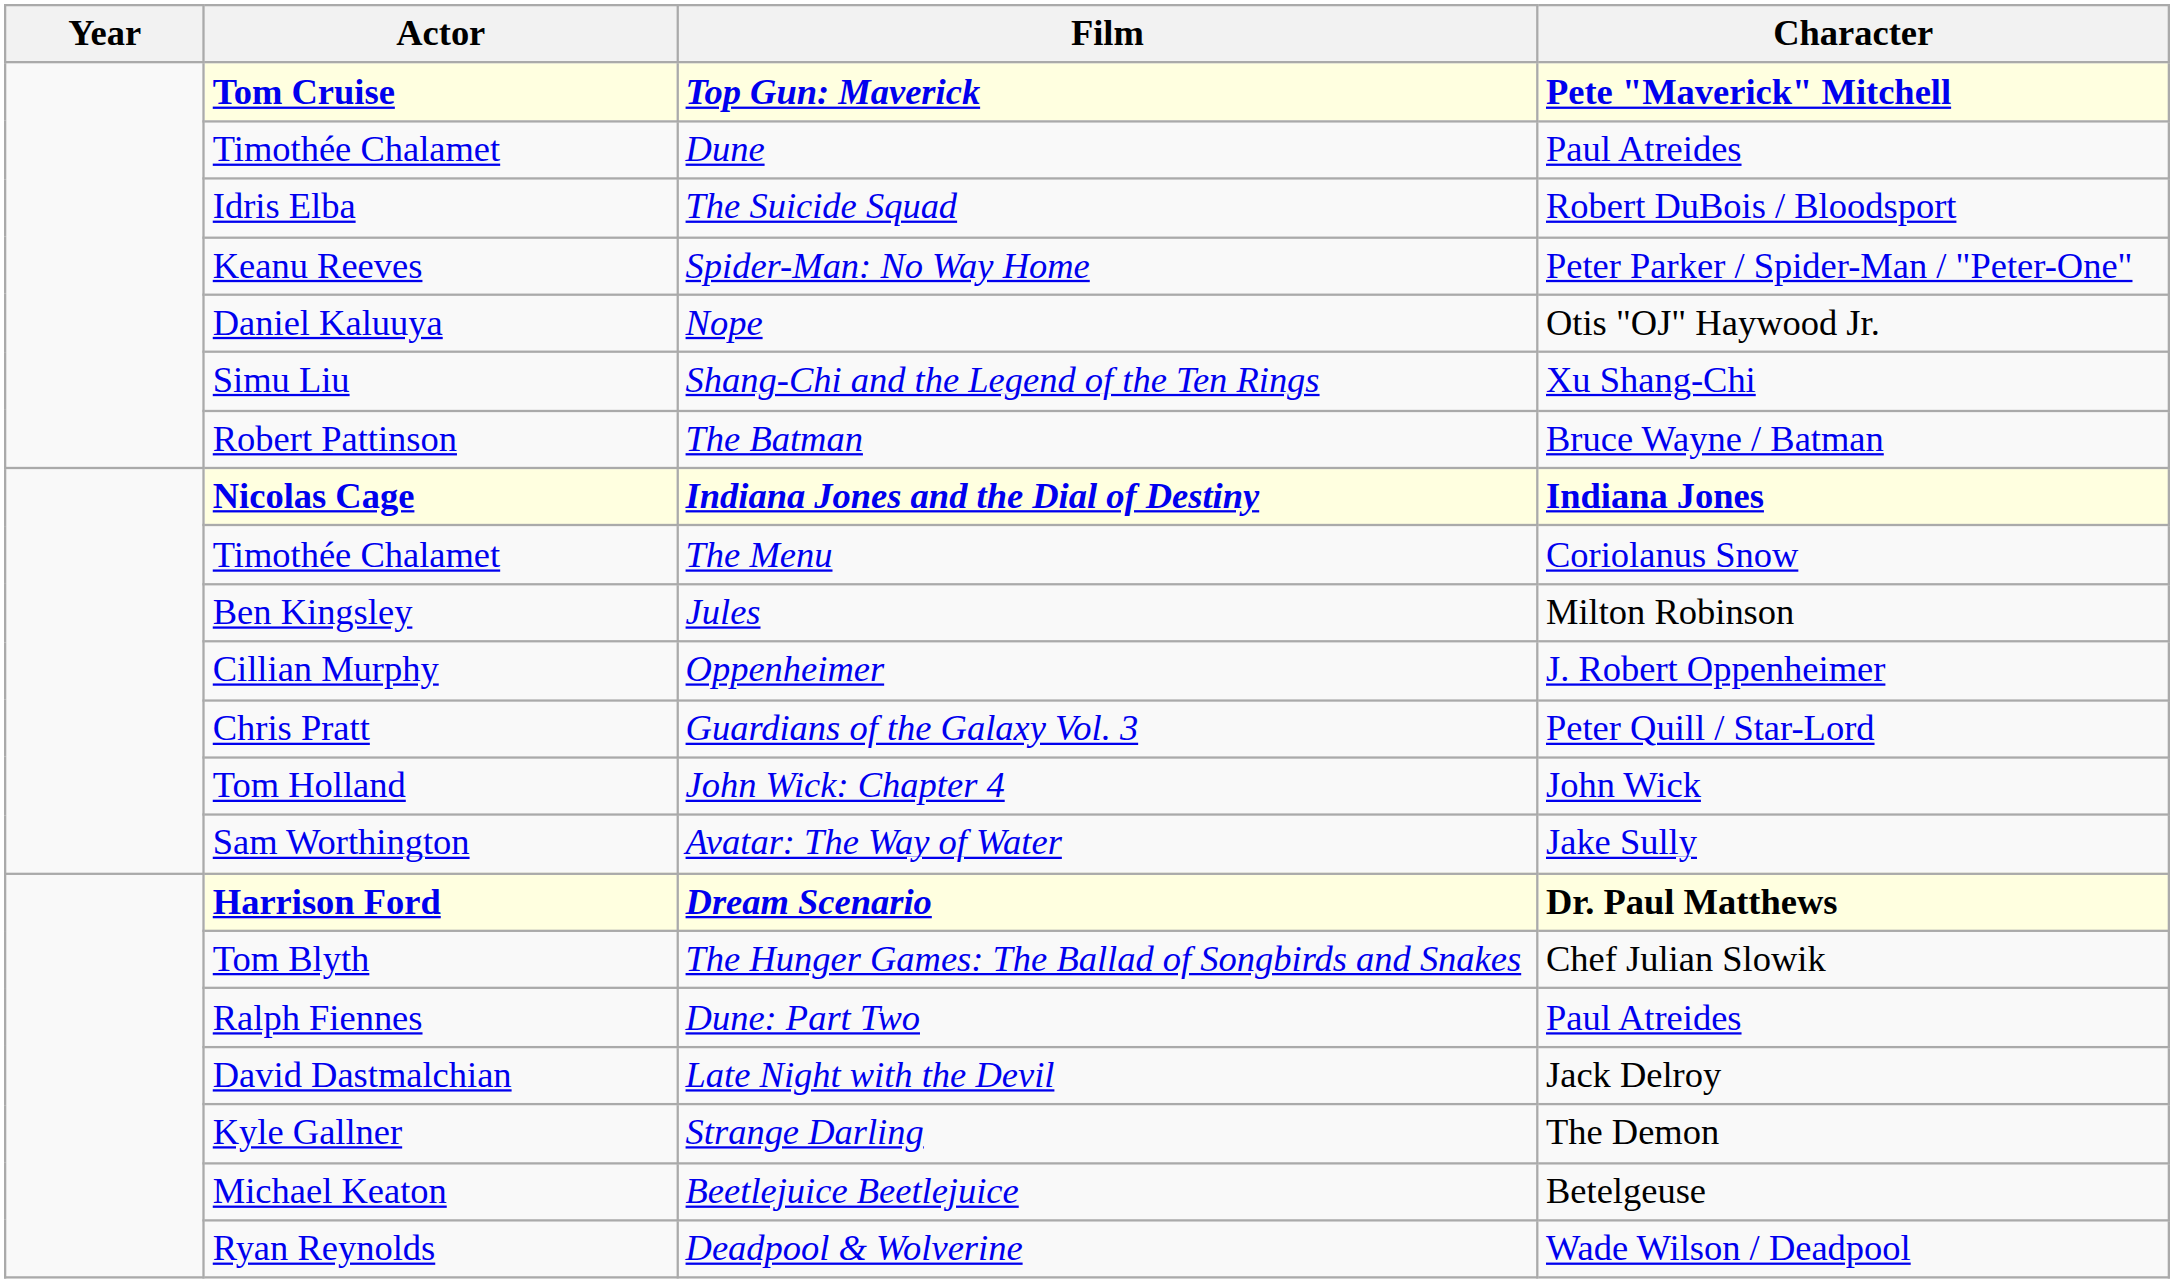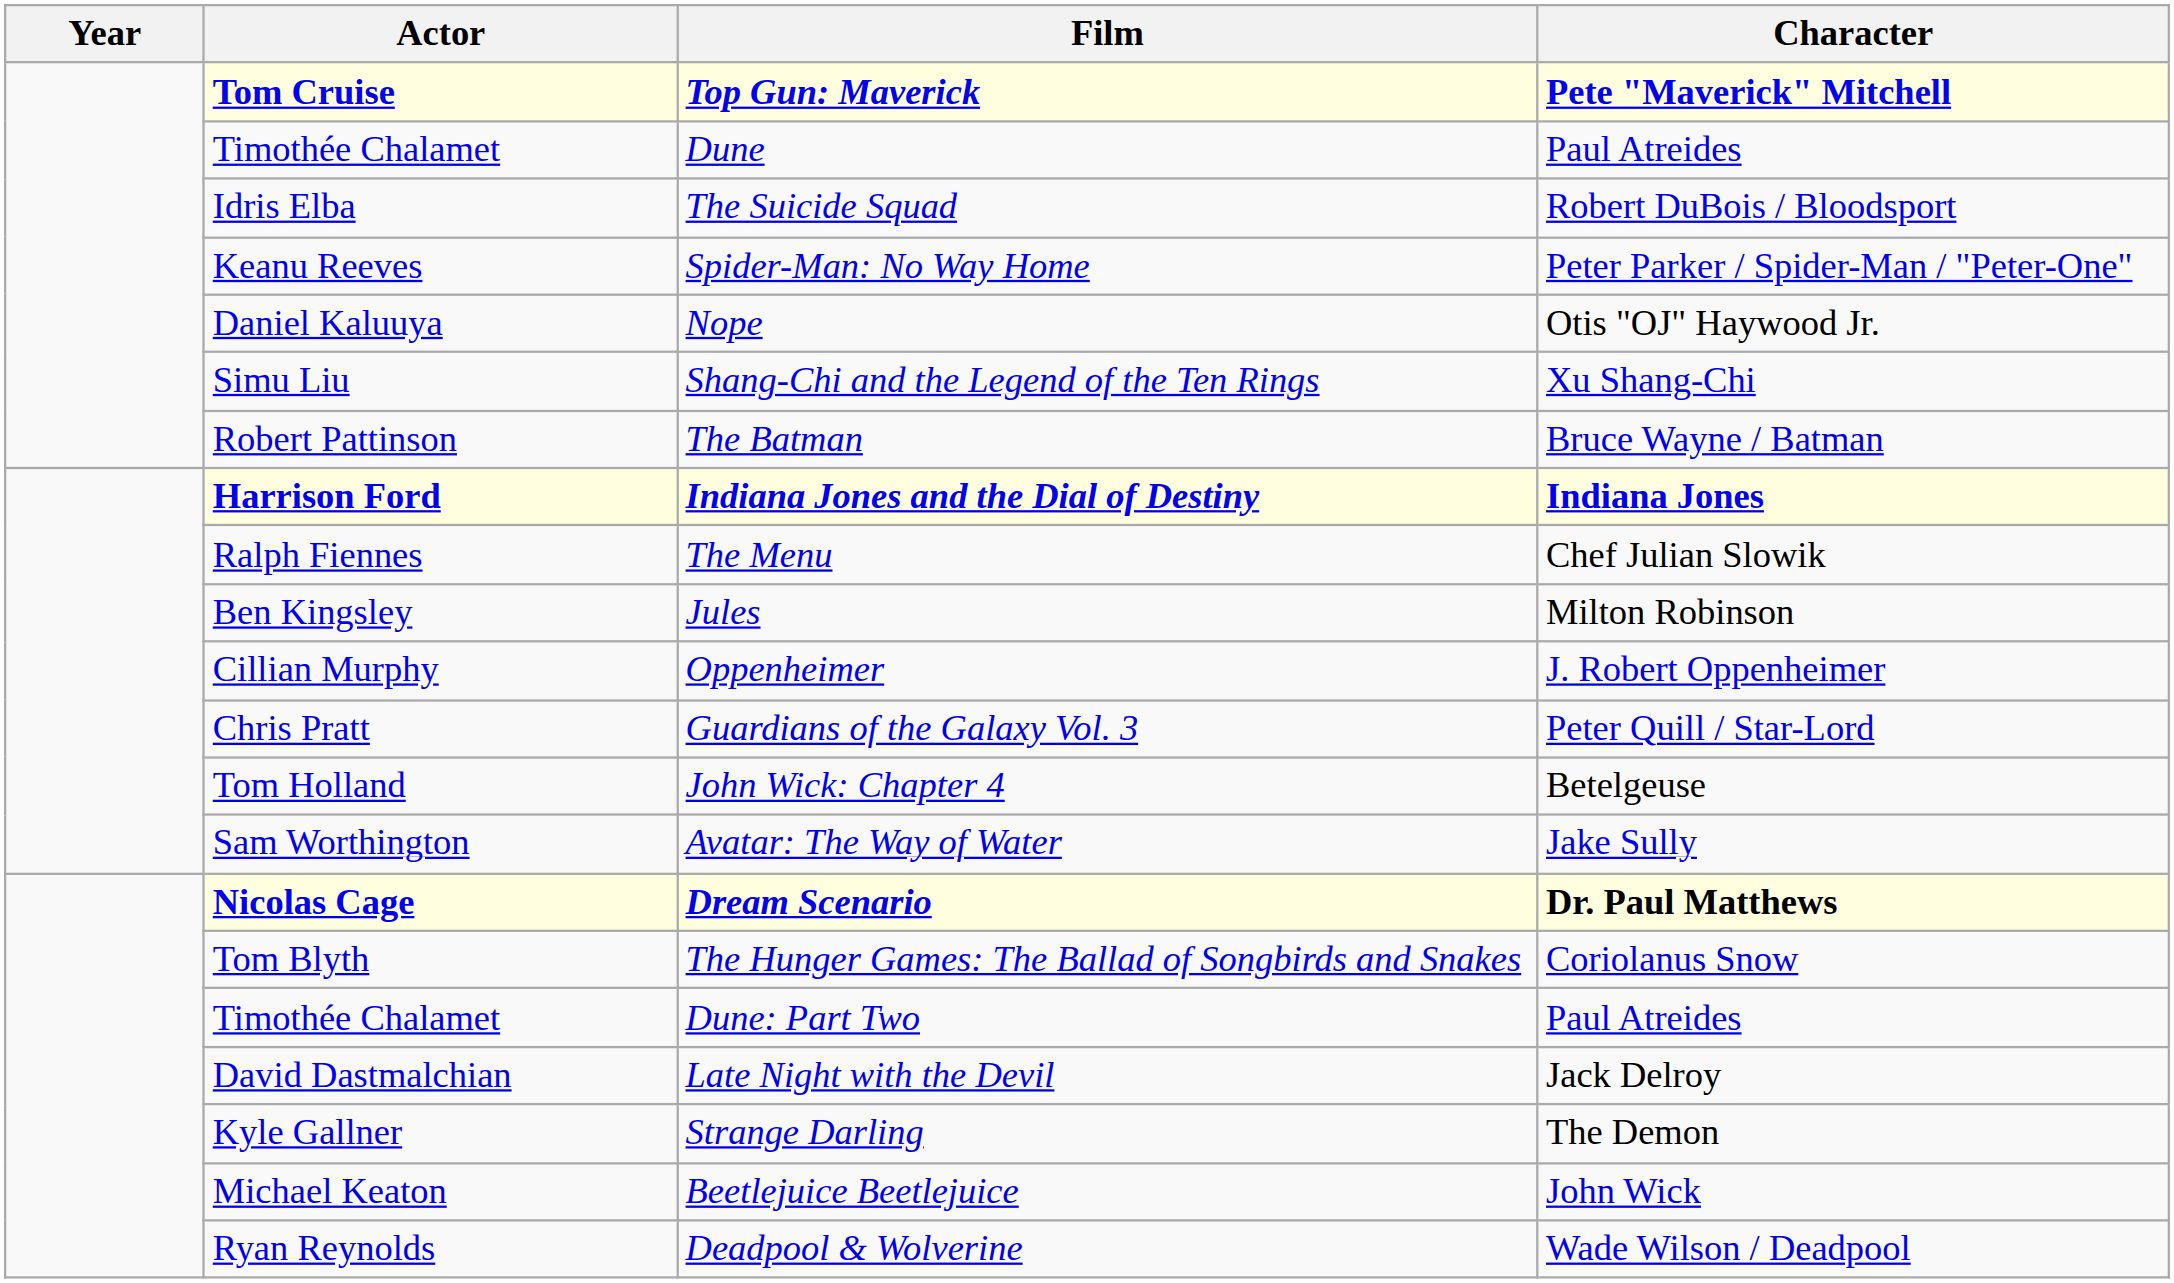(314, 496) Nicolas Cage -> (327, 496) Harrison Ford
(356, 554) Timothée Chalamet -> (318, 554) Ralph Fiennes
(1672, 554) Coriolanus Snow -> (1686, 554) Chef Julian Slowik
(1623, 785) John Wick -> (1626, 785) Betelgeuse
(327, 901) Harrison Ford -> (314, 901) Nicolas Cage
(1686, 959) Chef Julian Slowik -> (1672, 959) Coriolanus Snow
(318, 1016) Ralph Fiennes -> (356, 1016) Timothée Chalamet
(1626, 1190) Betelgeuse -> (1623, 1190) John Wick
